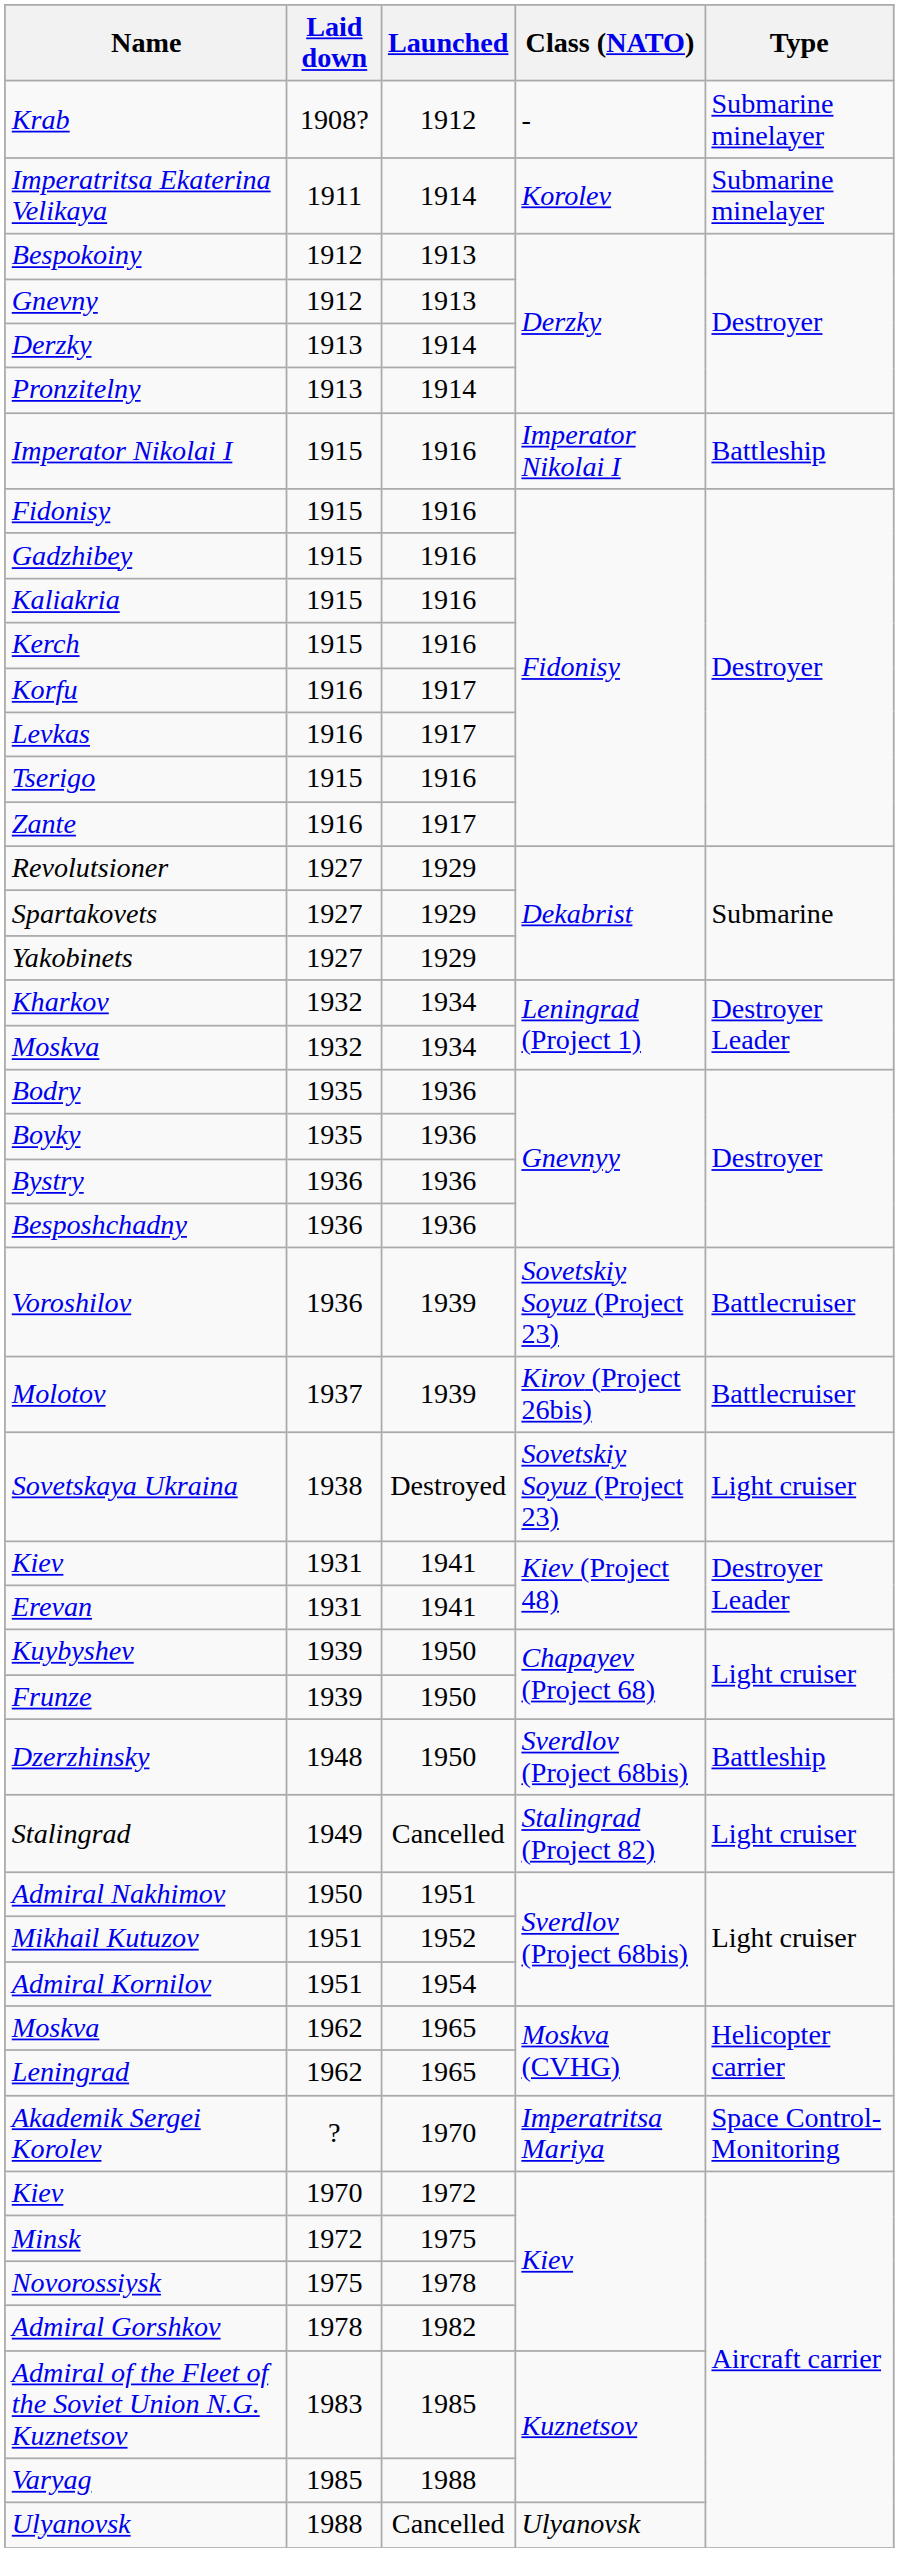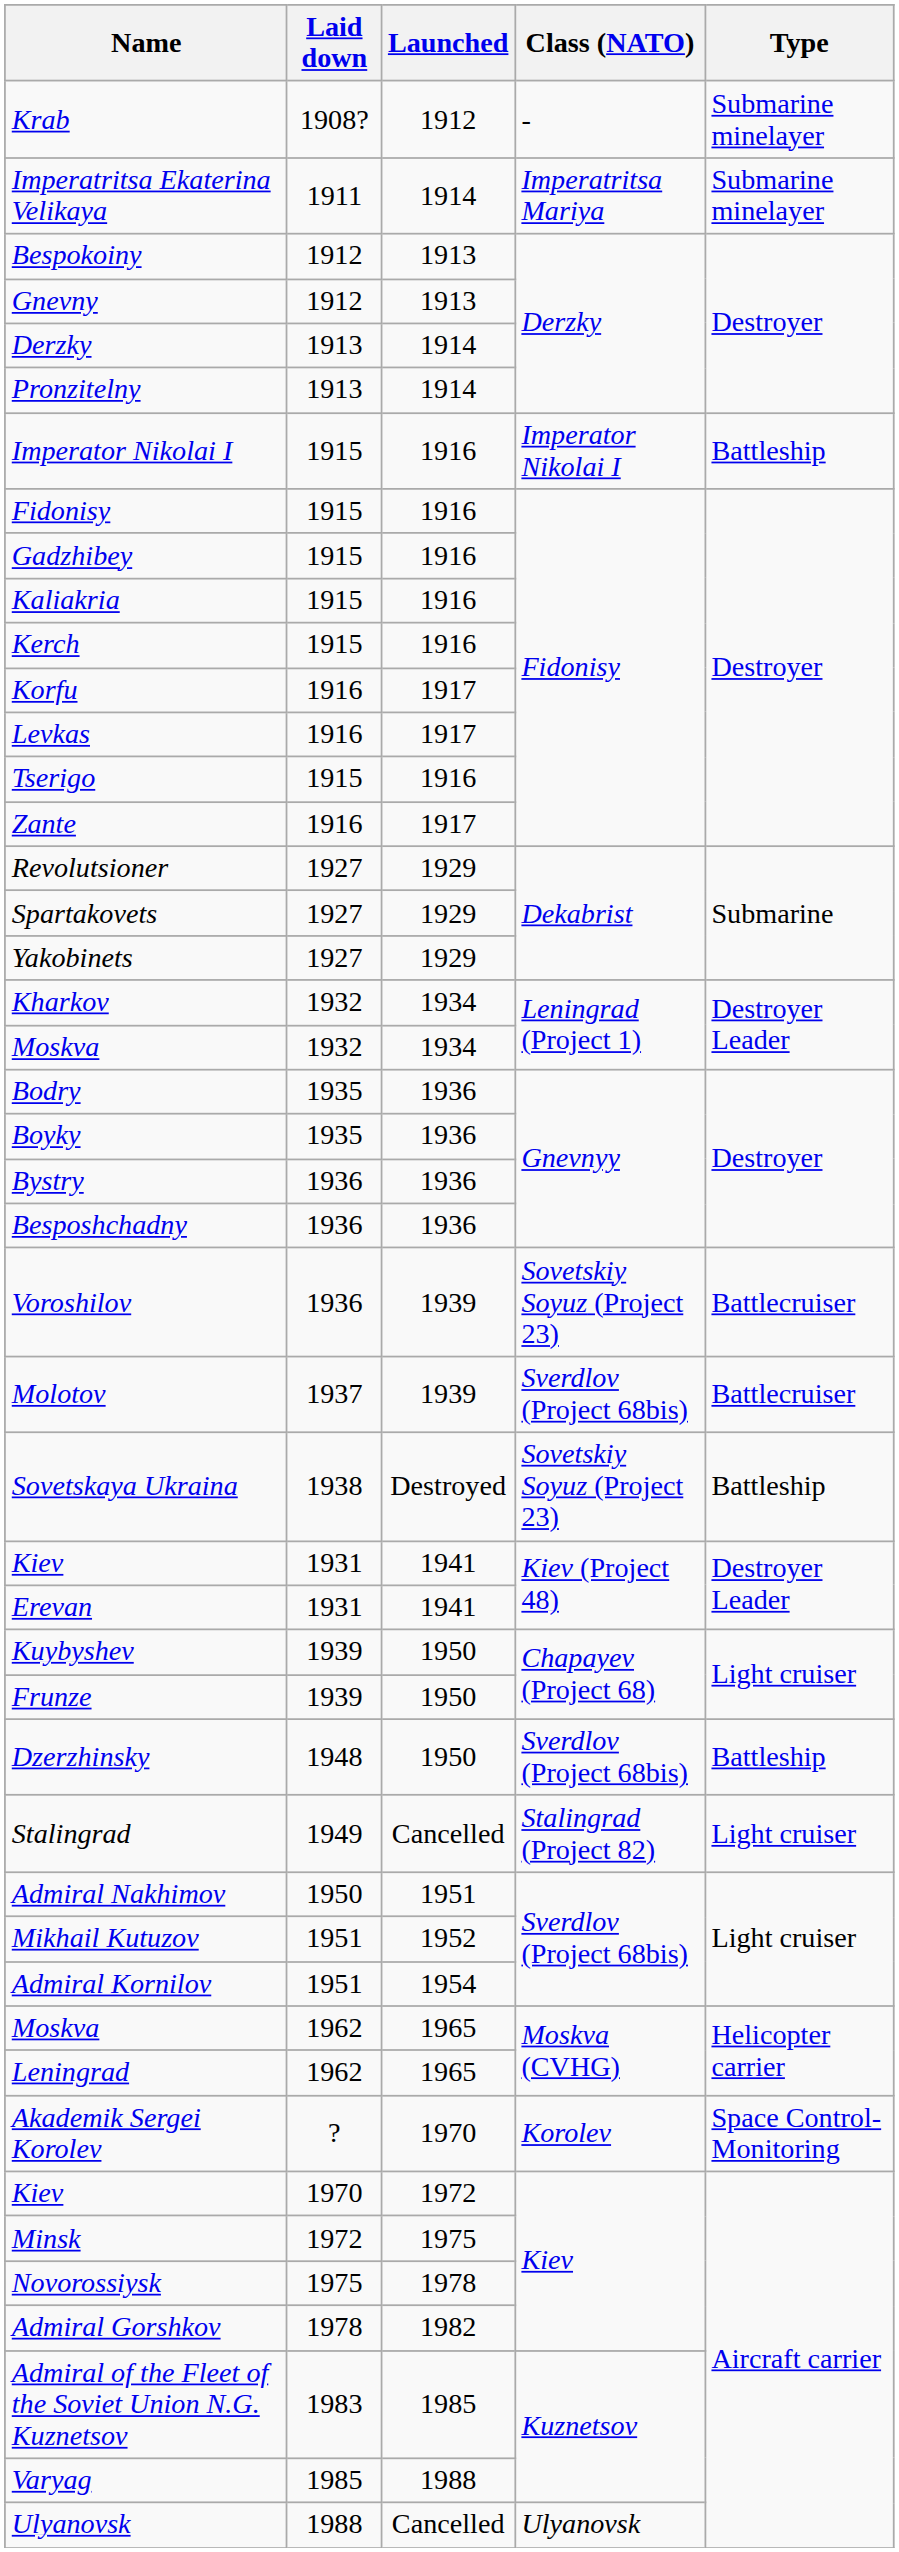(566, 195) Korolev -> (592, 195) Imperatritsa Mariya
(601, 1393) Kirov (Project 26bis) -> (605, 1393) Sverdlov (Project 68bis)
(784, 1486) Light cruiser -> (769, 1486) Battleship
(592, 2132) Imperatritsa Mariya -> (566, 2132) Korolev
